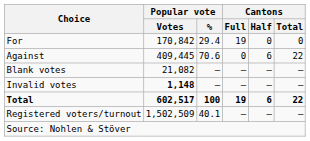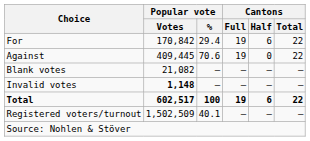(269, 41) 0 -> (269, 41) 6
(301, 41) 0 -> (298, 41) 22
(243, 56) 0 -> (241, 56) 19
(269, 56) 6 -> (269, 56) 0
